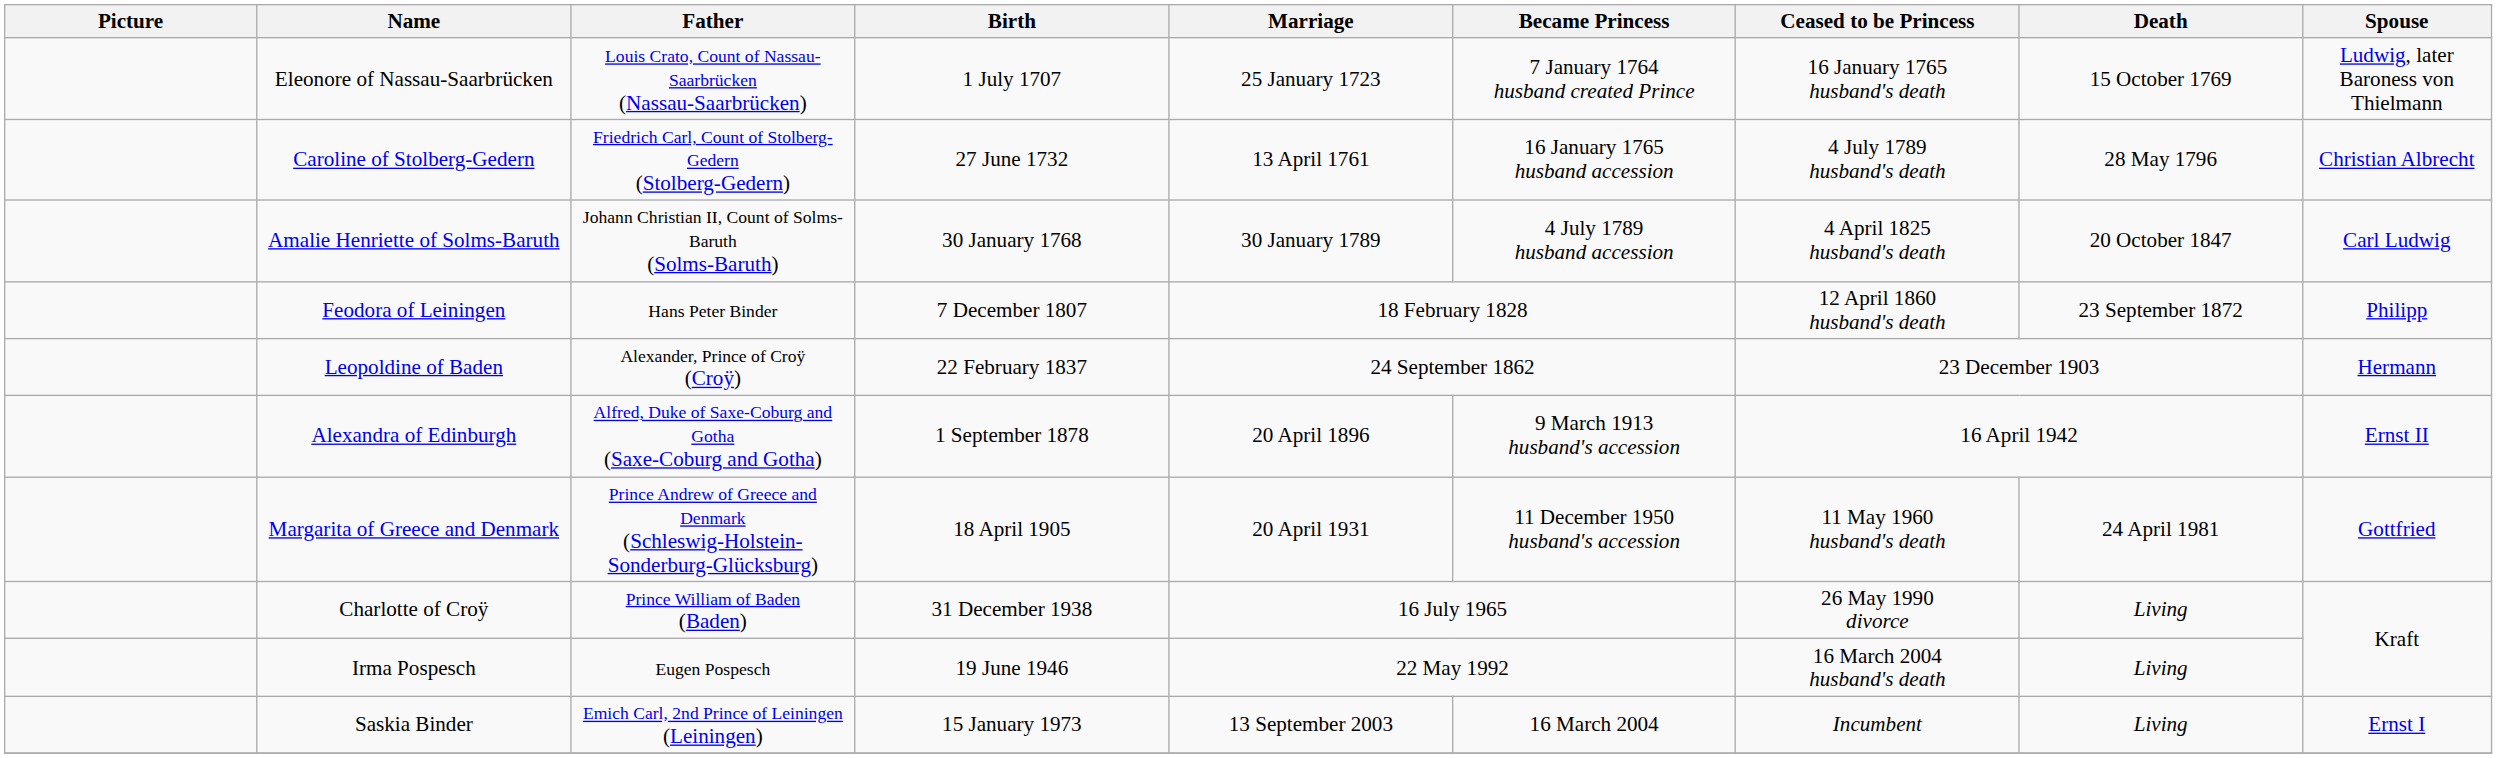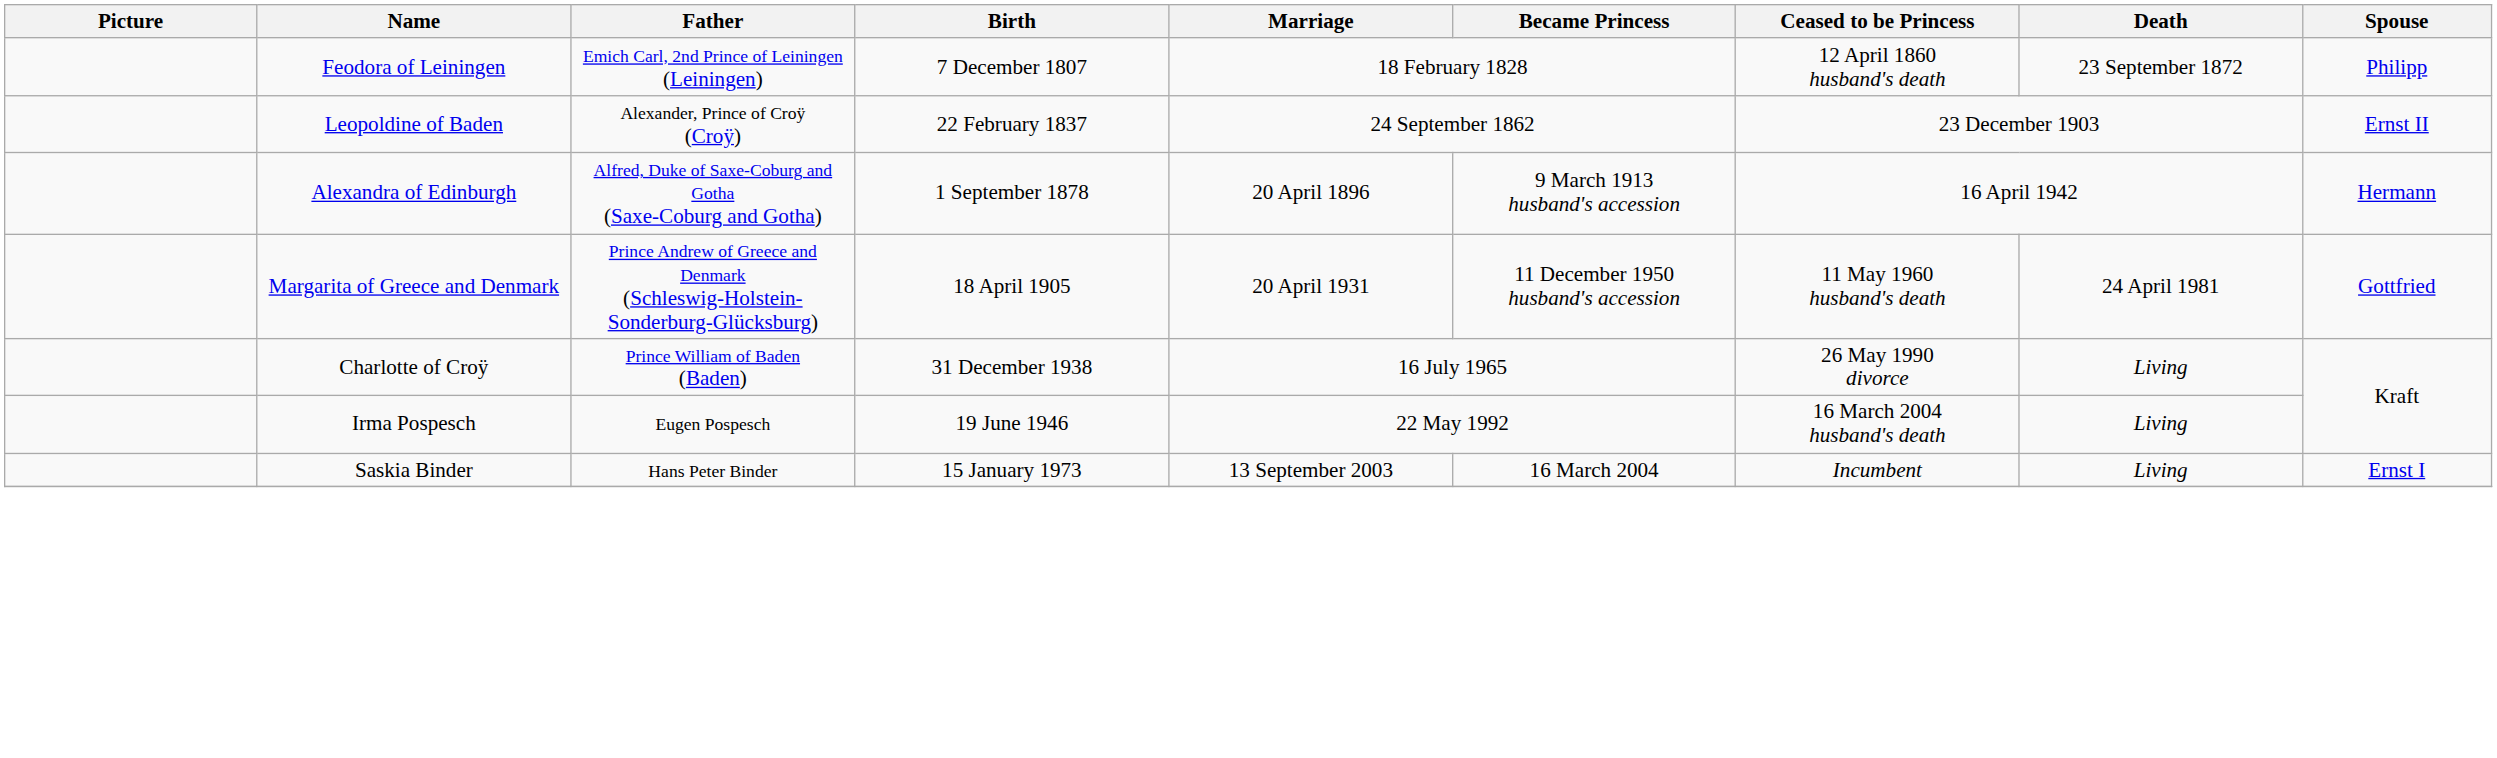- row: (414, 78)
- row: (414, 159)
- row: (414, 240)
(713, 310) Hans Peter Binder -> (713, 67) Emich Carl, 2nd Prince of Leiningen (Leiningen)
(2397, 366) Hermann -> (2397, 123) Ernst II
(2397, 436) Ernst II -> (2397, 193) Hermann
(713, 725) Emich Carl, 2nd Prince of Leiningen (Leiningen) -> (713, 470) Hans Peter Binder
